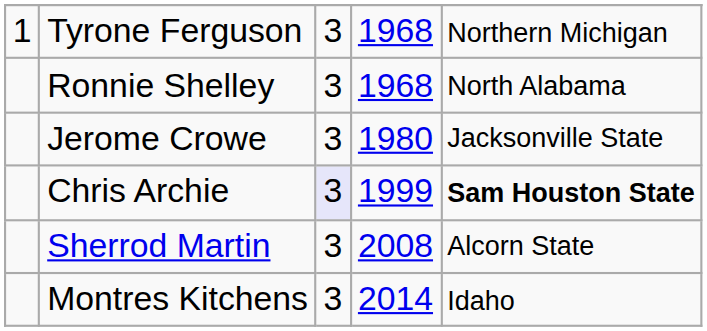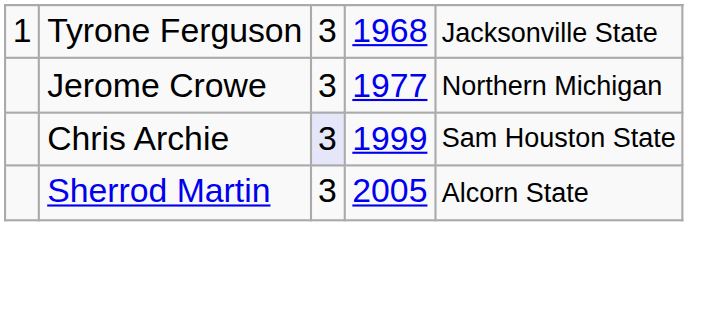(558, 32) Northern Michigan -> (550, 32) Jacksonville State
- row: (161, 84)
(395, 138) 1980 -> (390, 84) 1977
(555, 139) Jacksonville State -> (552, 85) Northern Michigan
(571, 192) bold -> (559, 139) normal
(395, 245) 2008 -> (390, 191) 2005
- row: (178, 298)
